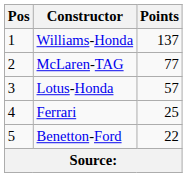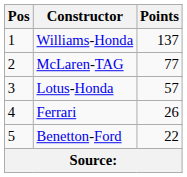(172, 112) 25 -> (172, 112) 26
